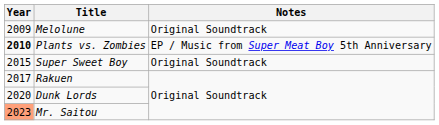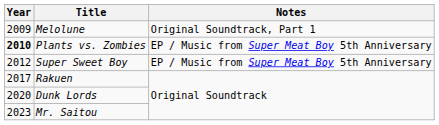(209, 29) Original Soundtrack -> (233, 29) Original Soundtrack, Part 1
(19, 62) 2015 -> (19, 62) 2012
(209, 62) Original Soundtrack -> (291, 62) EP / Music from Super Meat Boy 5th Anniversary
(19, 112) lightsalmon background -> (19, 112) no background
